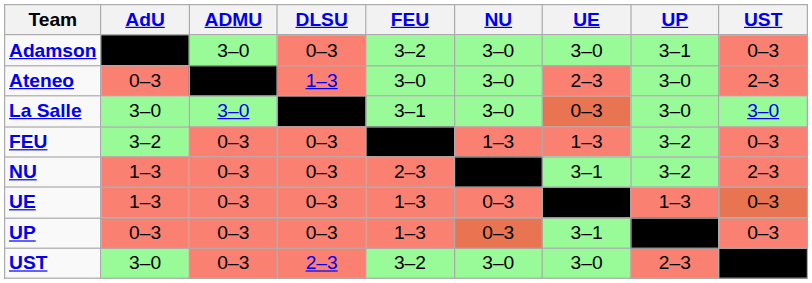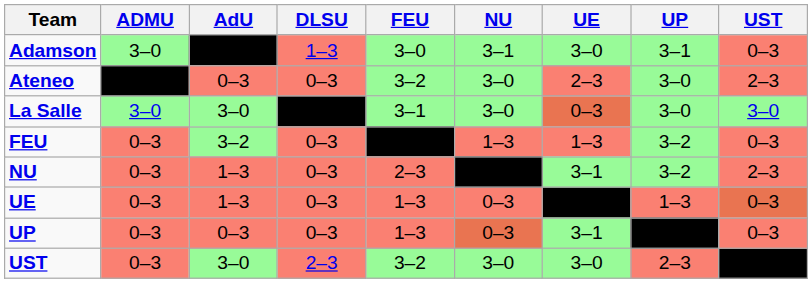columns swapped: (145, 19) <-> (233, 19)
(322, 50) 0–3 -> (322, 50) 1–3
(410, 50) 3–2 -> (410, 50) 3–0
(498, 50) 3–0 -> (498, 50) 3–1
(322, 80) 1–3 -> (322, 80) 0–3
(410, 80) 3–0 -> (410, 80) 3–2
